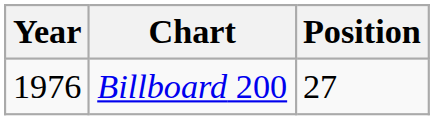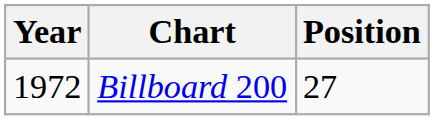(47, 85) 1976 -> (47, 85) 1972
